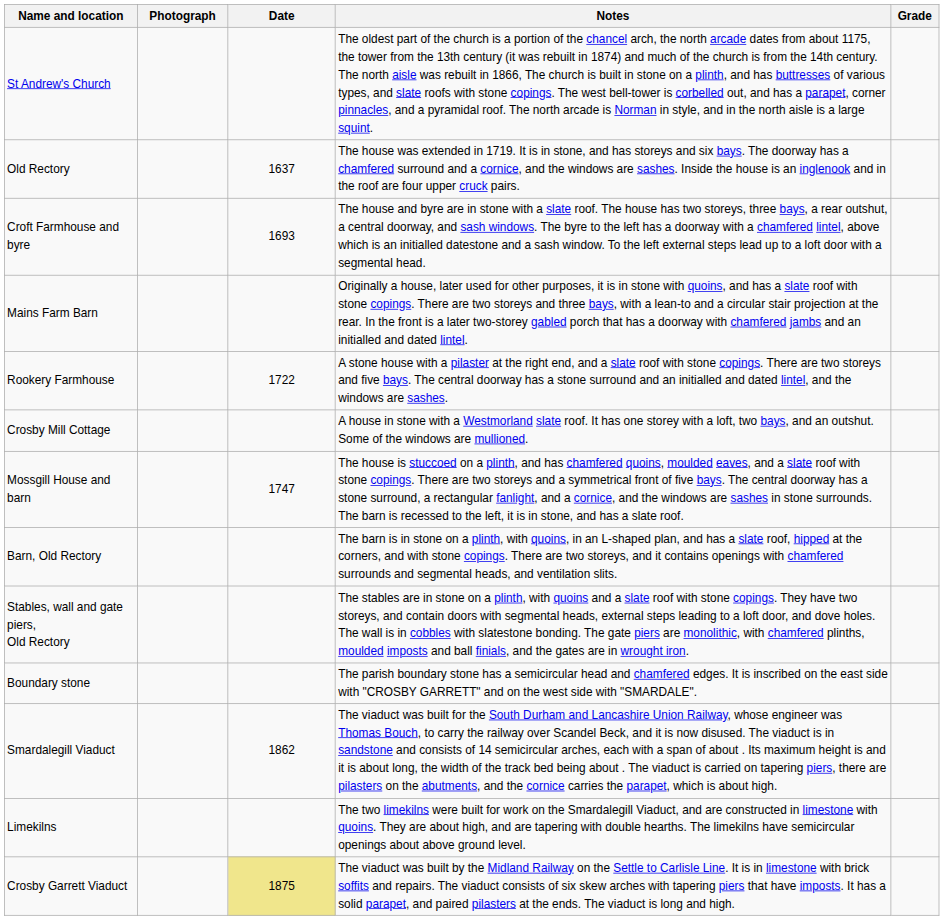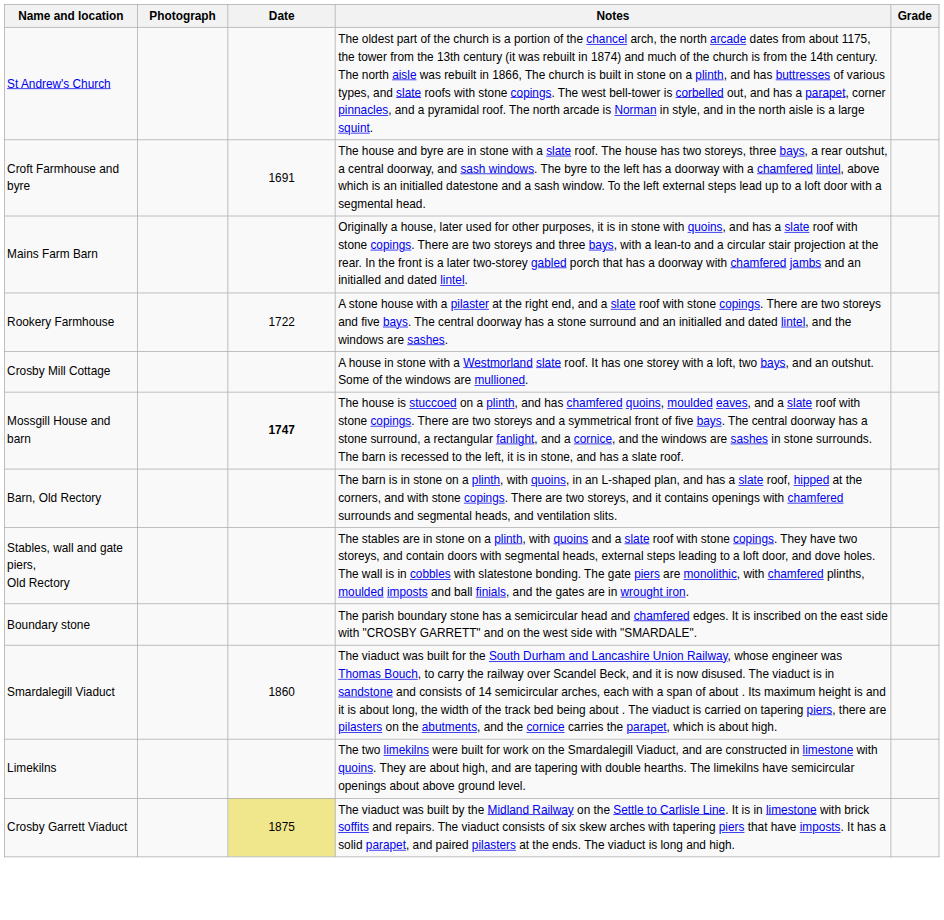- row: (38, 169)
(282, 236) 1693 -> (282, 177) 1691
(282, 489) normal -> (282, 430) bold
(282, 751) 1862 -> (282, 692) 1860
